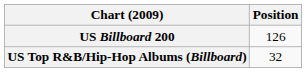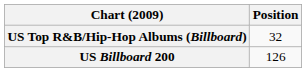rows swapped: (127, 36) <-> (127, 57)
